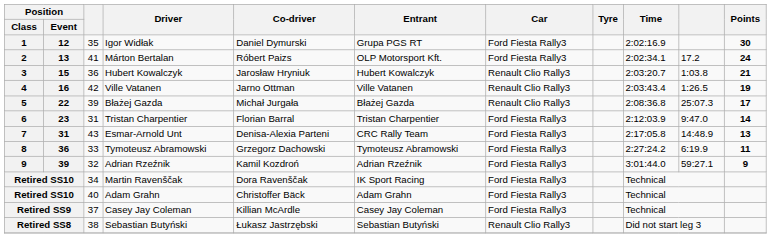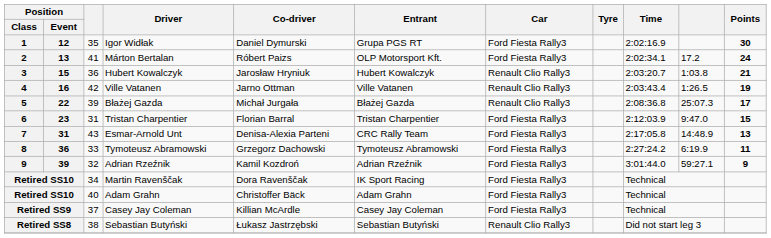(745, 118) 14 -> (745, 118) 15
